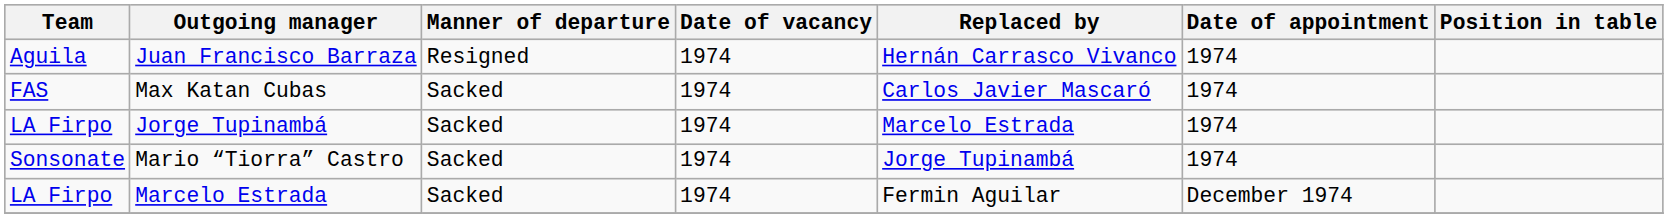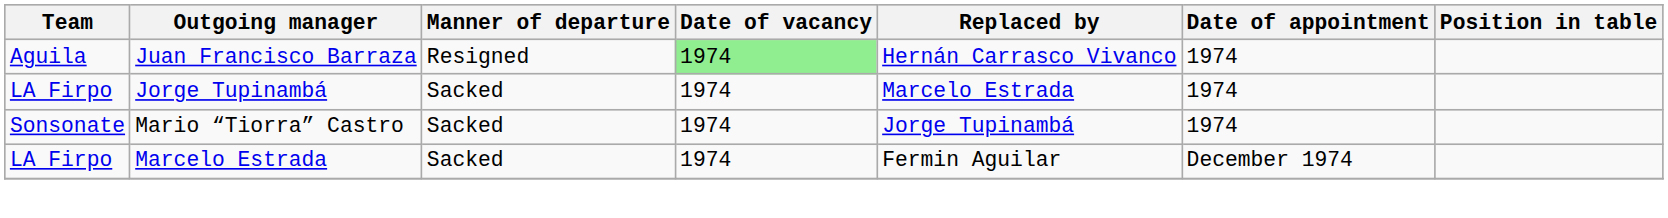(706, 57) no background -> (706, 57) lightgreen background
- row: (231, 92)
